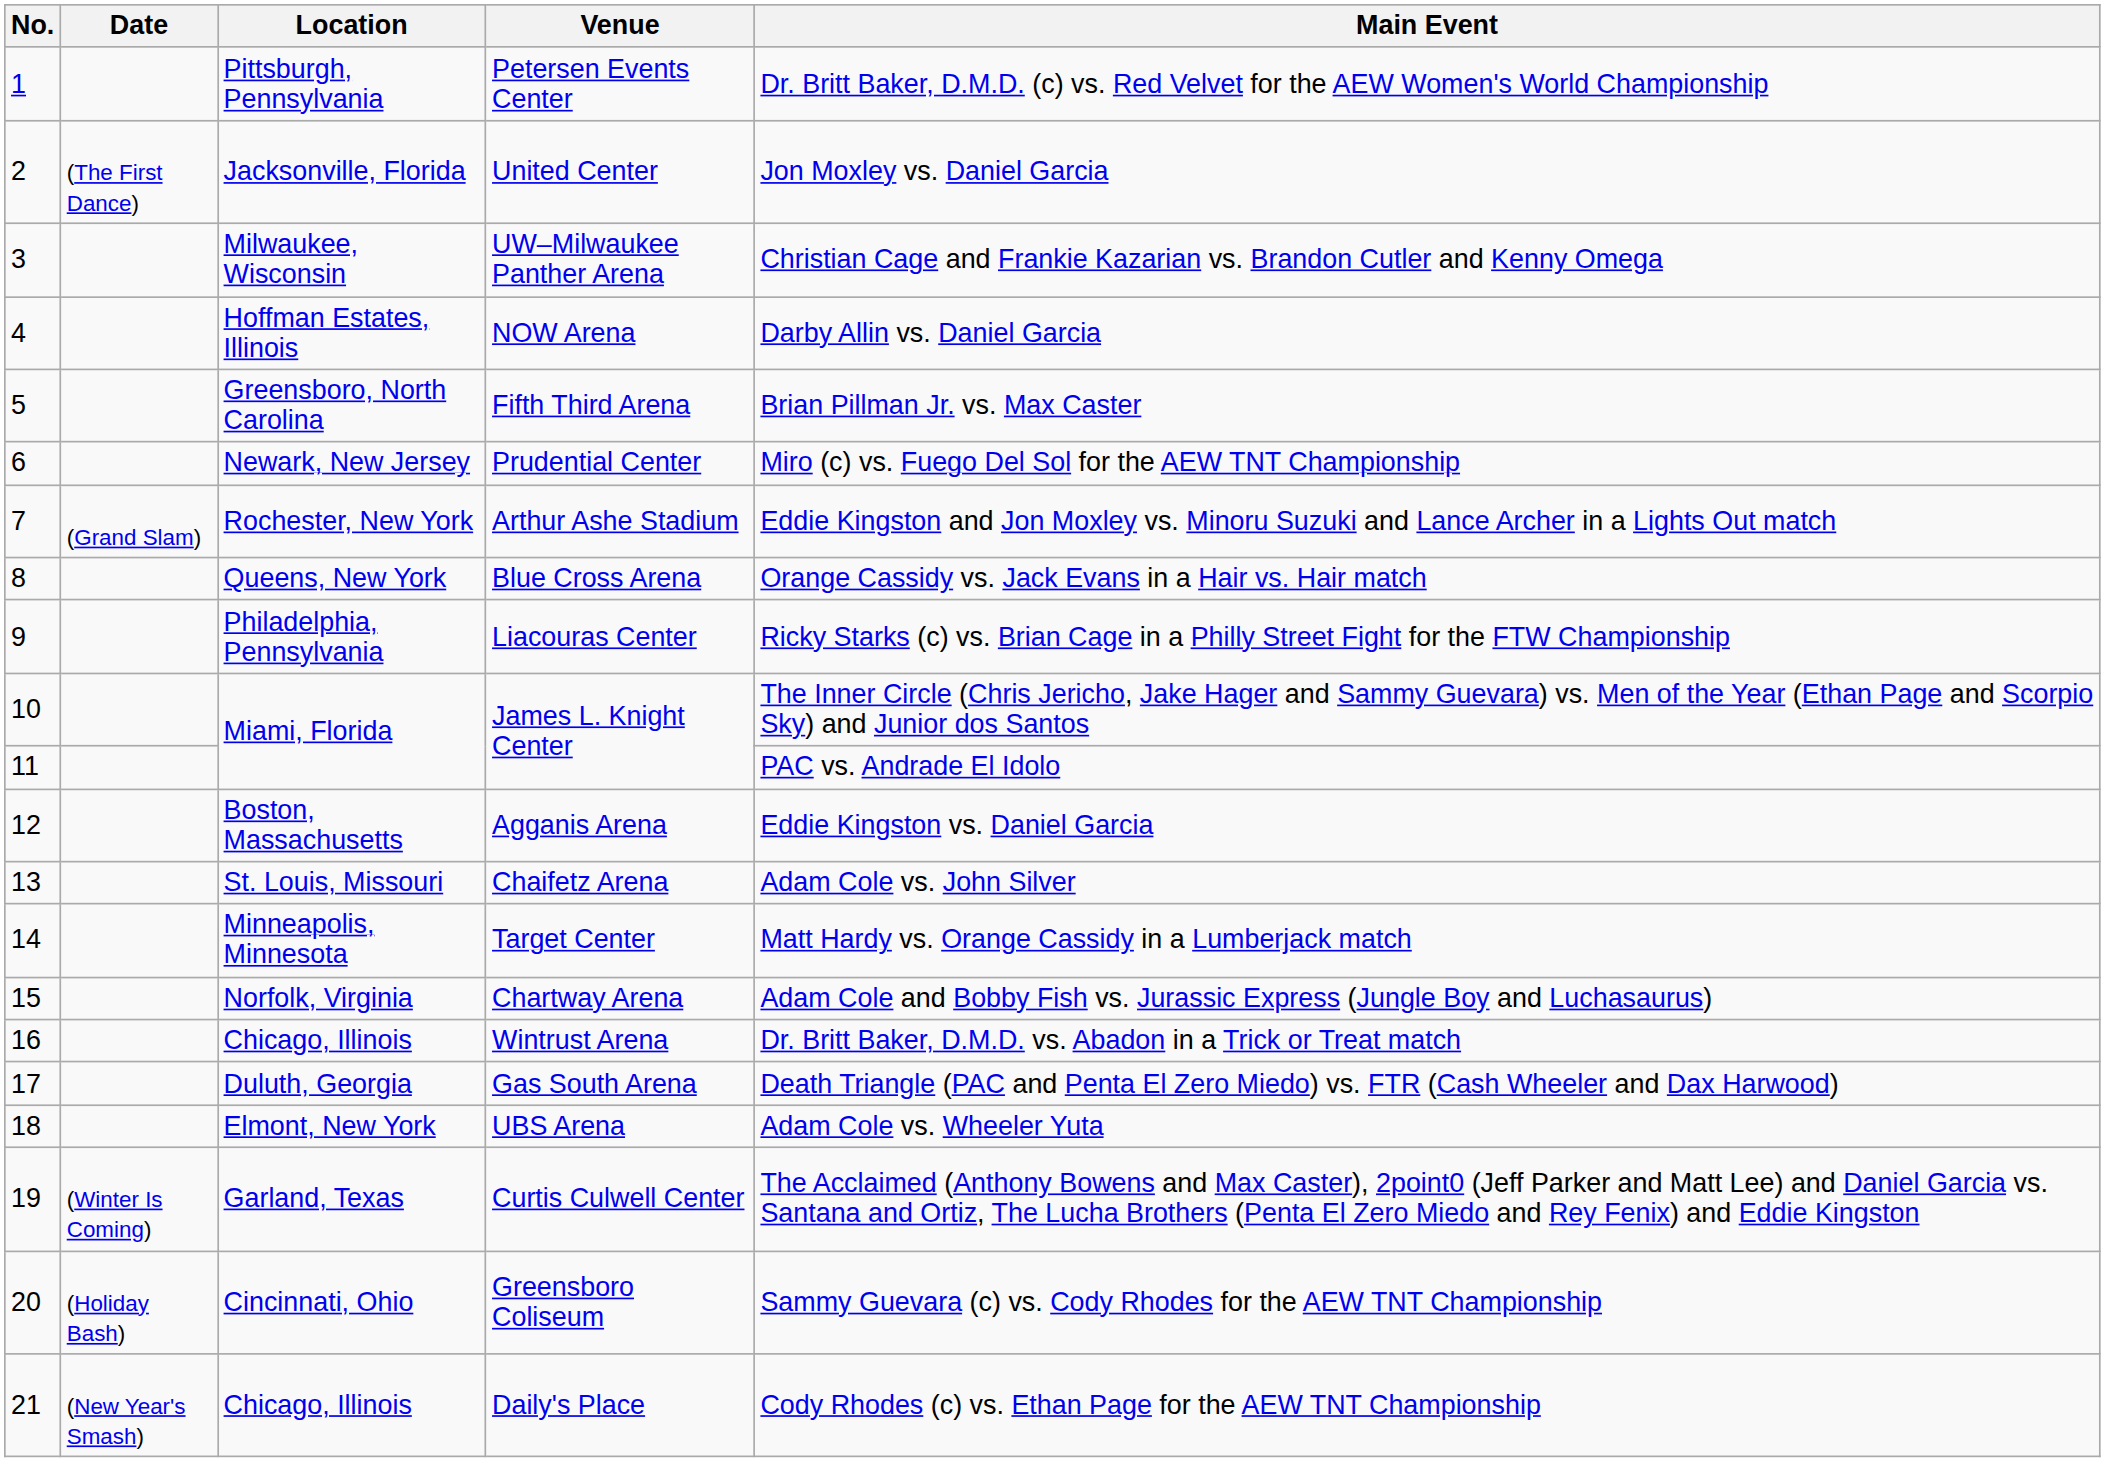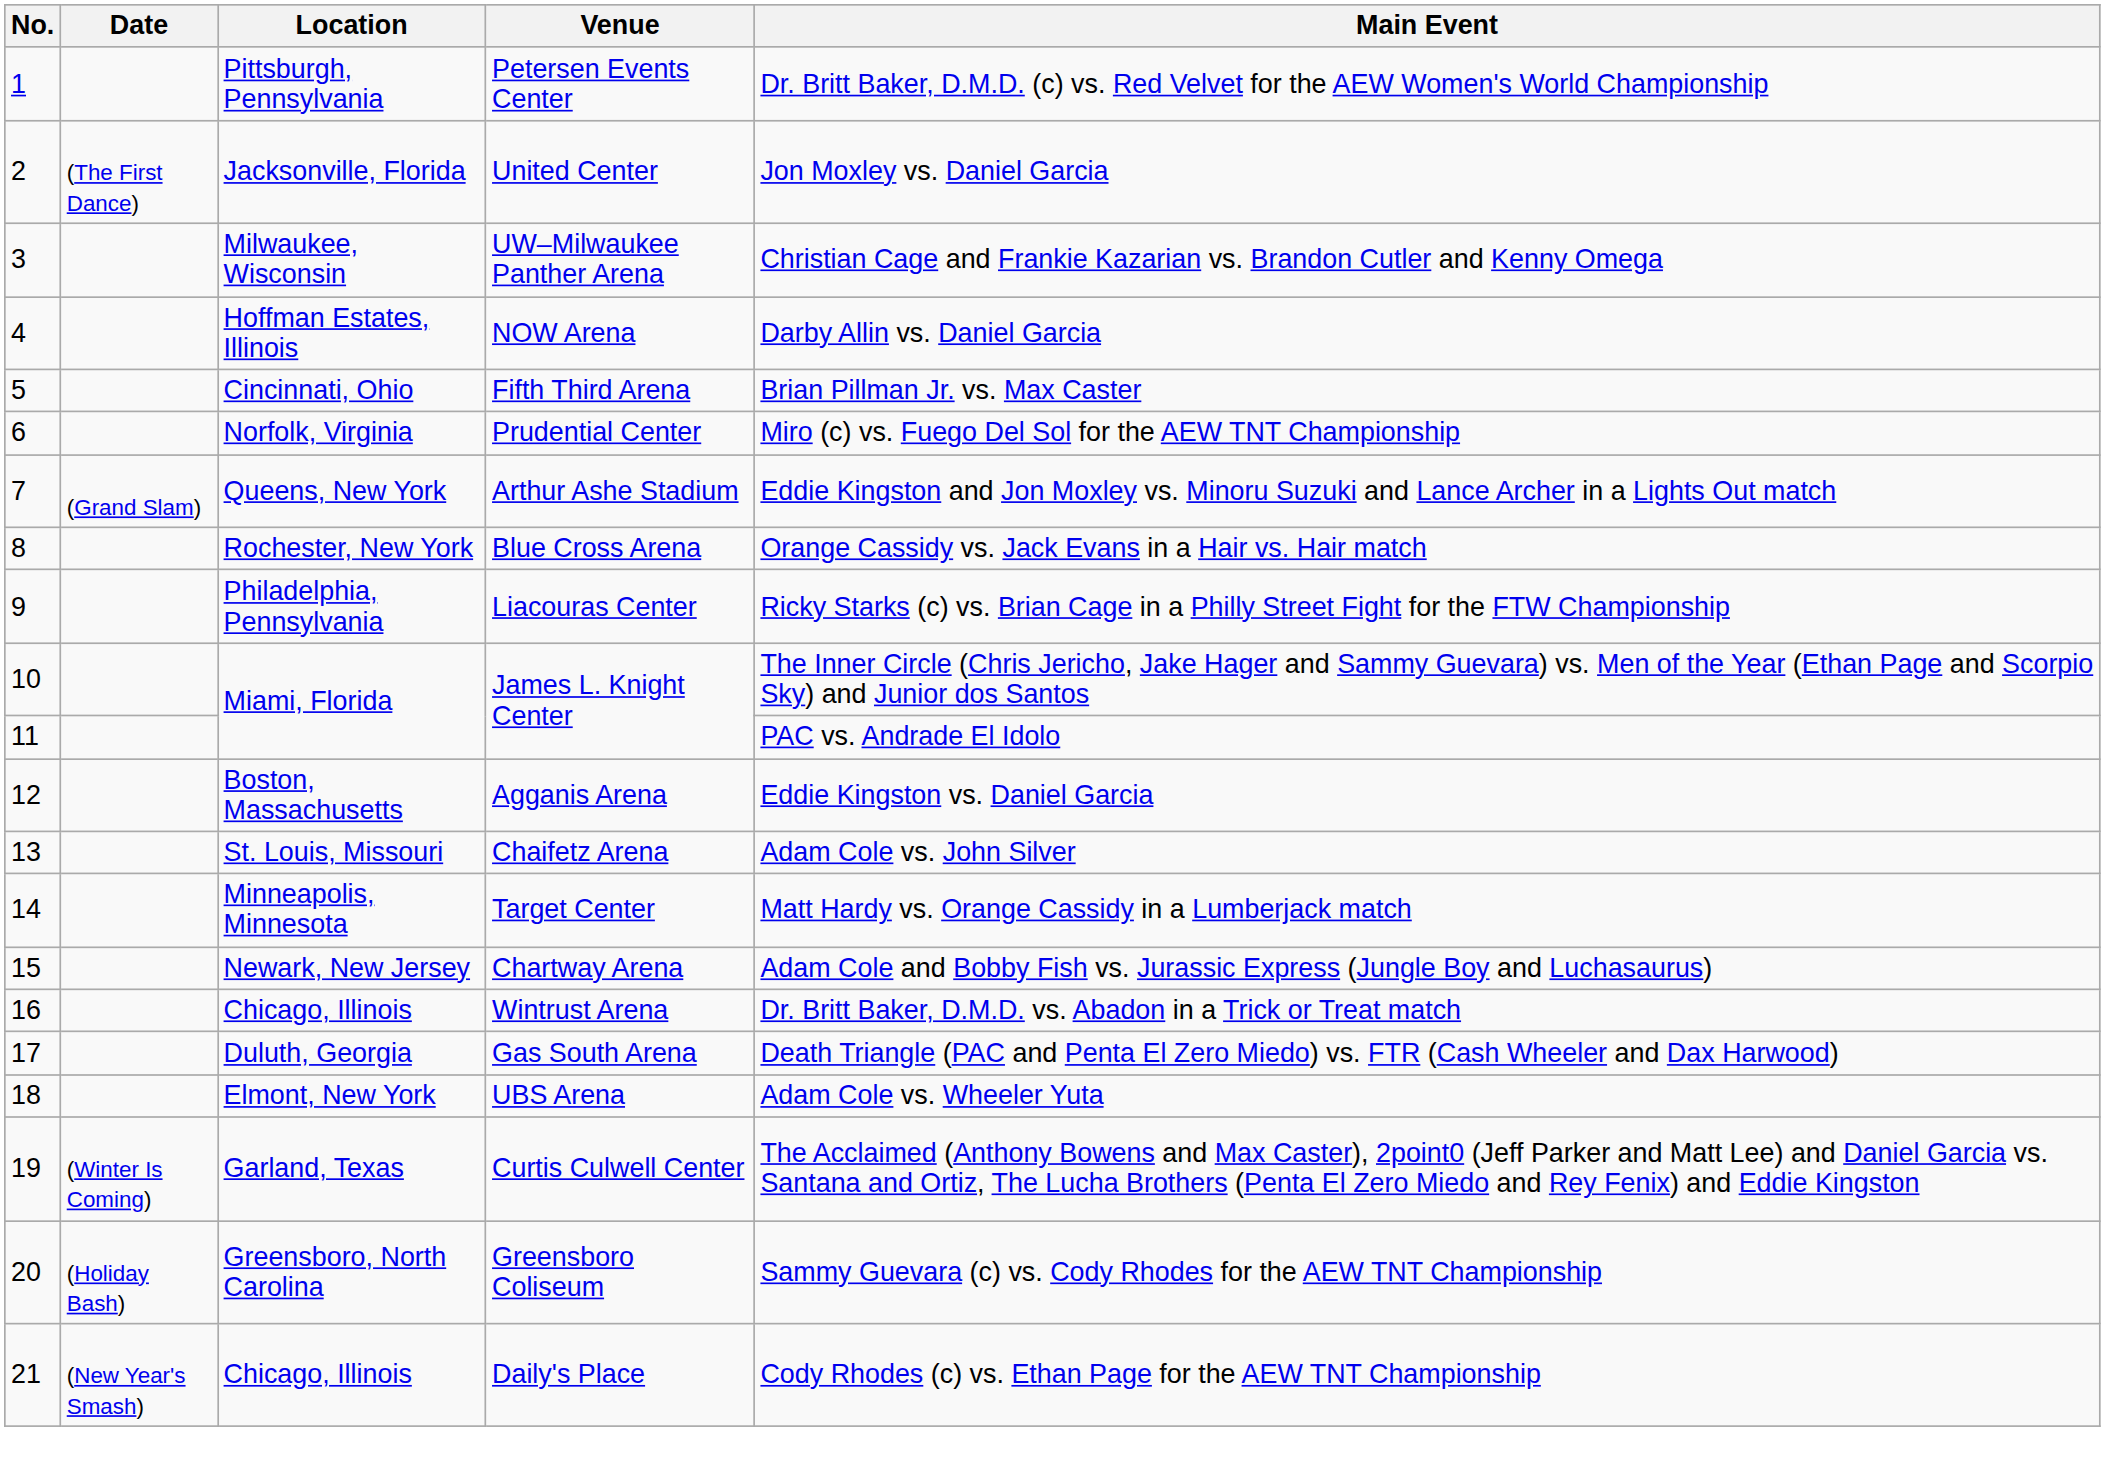(335, 405) Greensboro, North Carolina -> (318, 390) Cincinnati, Ohio
(347, 463) Newark, New Jersey -> (318, 432) Norfolk, Virginia
(348, 520) Rochester, New York -> (335, 490) Queens, New York
(335, 578) Queens, New York -> (348, 548) Rochester, New York
(318, 997) Norfolk, Virginia -> (347, 967) Newark, New Jersey
(318, 1301) Cincinnati, Ohio -> (335, 1271) Greensboro, North Carolina
